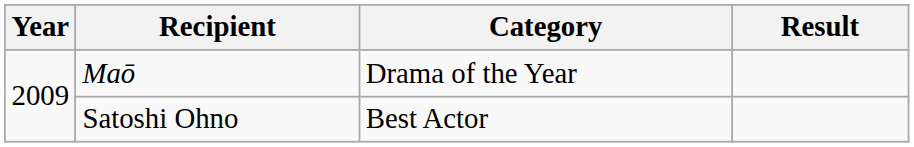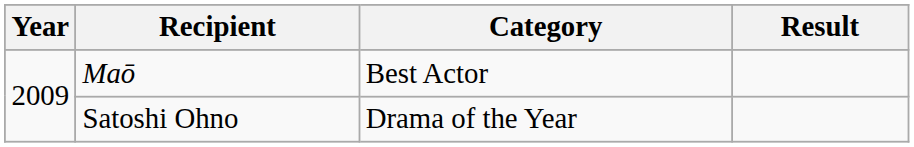(471, 73) Drama of the Year -> (427, 73) Best Actor
(427, 118) Best Actor -> (471, 118) Drama of the Year
